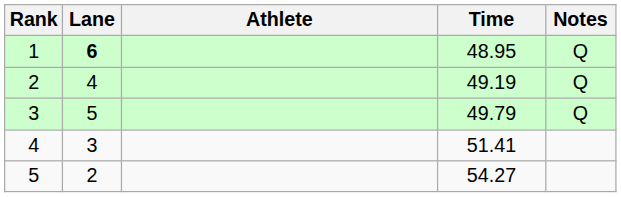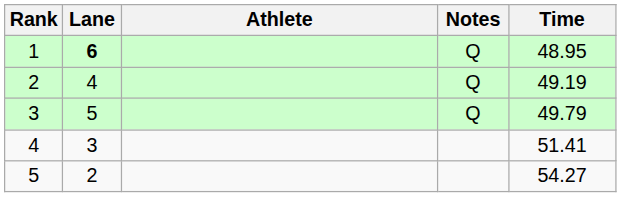columns swapped: (491, 20) <-> (580, 20)
